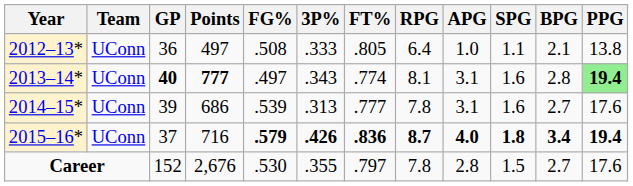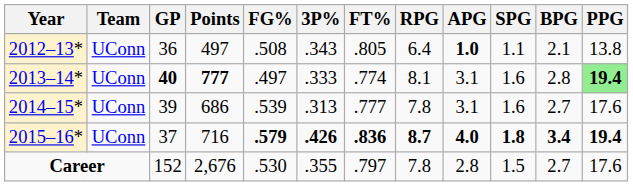(321, 48) .333 -> (321, 48) .343
(467, 48) normal -> (467, 48) bold
(321, 78) .343 -> (321, 78) .333
